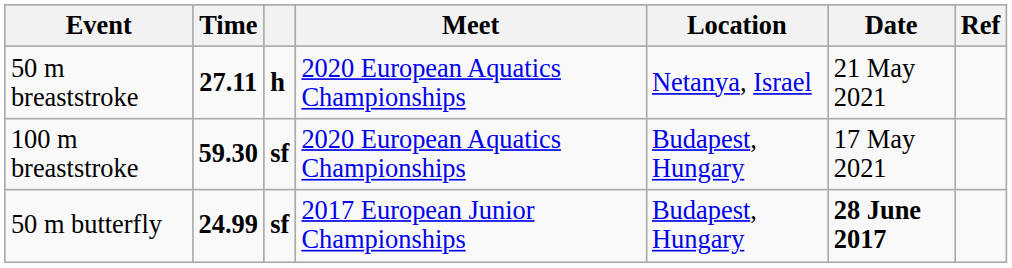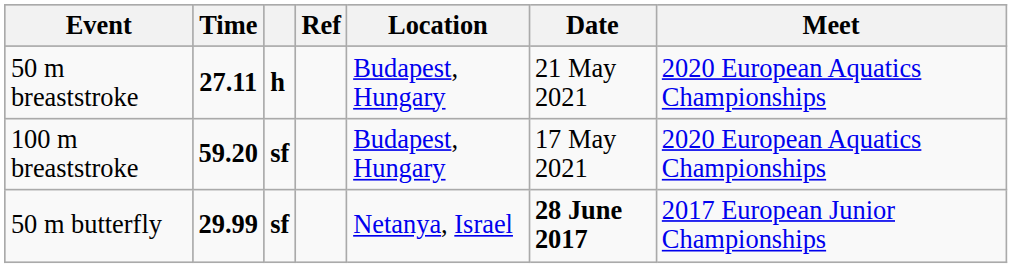columns swapped: (471, 25) <-> (980, 25)
(732, 82) Netanya, Israel -> (406, 82) Budapest, Hungary
(228, 153) 59.30 -> (228, 153) 59.20
(228, 225) 24.99 -> (228, 225) 29.99
(704, 225) Budapest, Hungary -> (433, 225) Netanya, Israel
